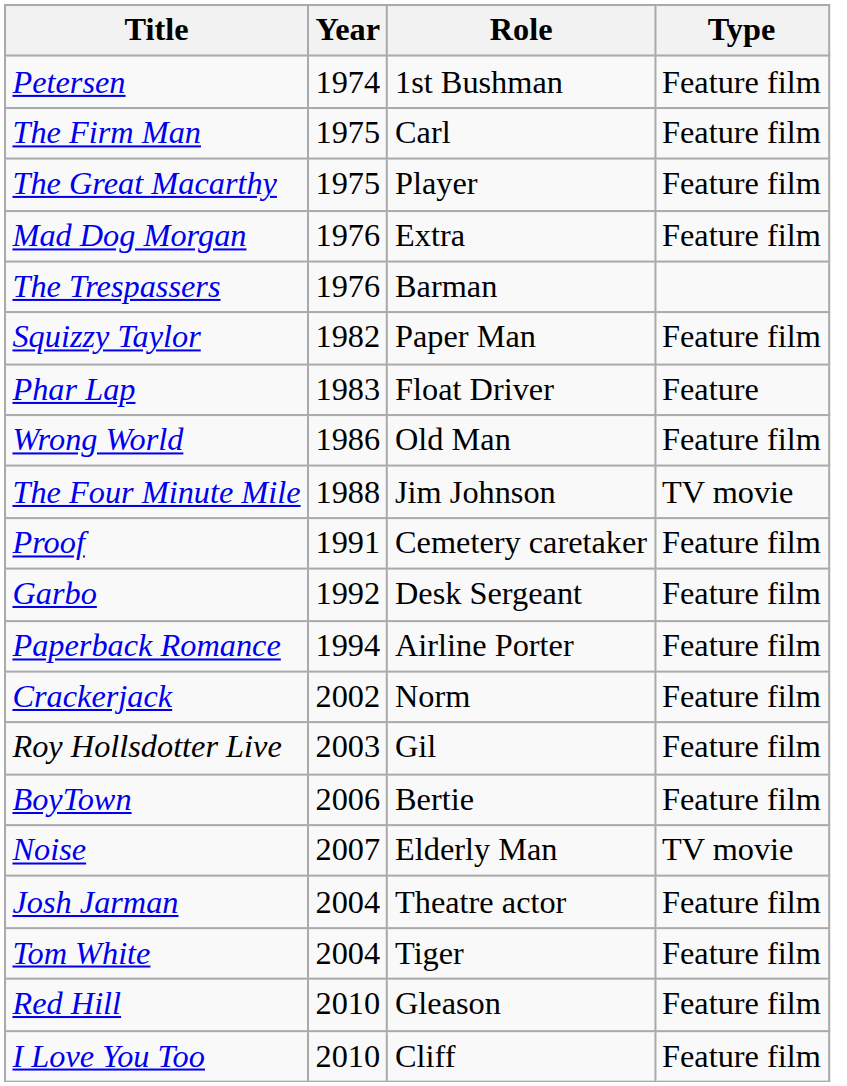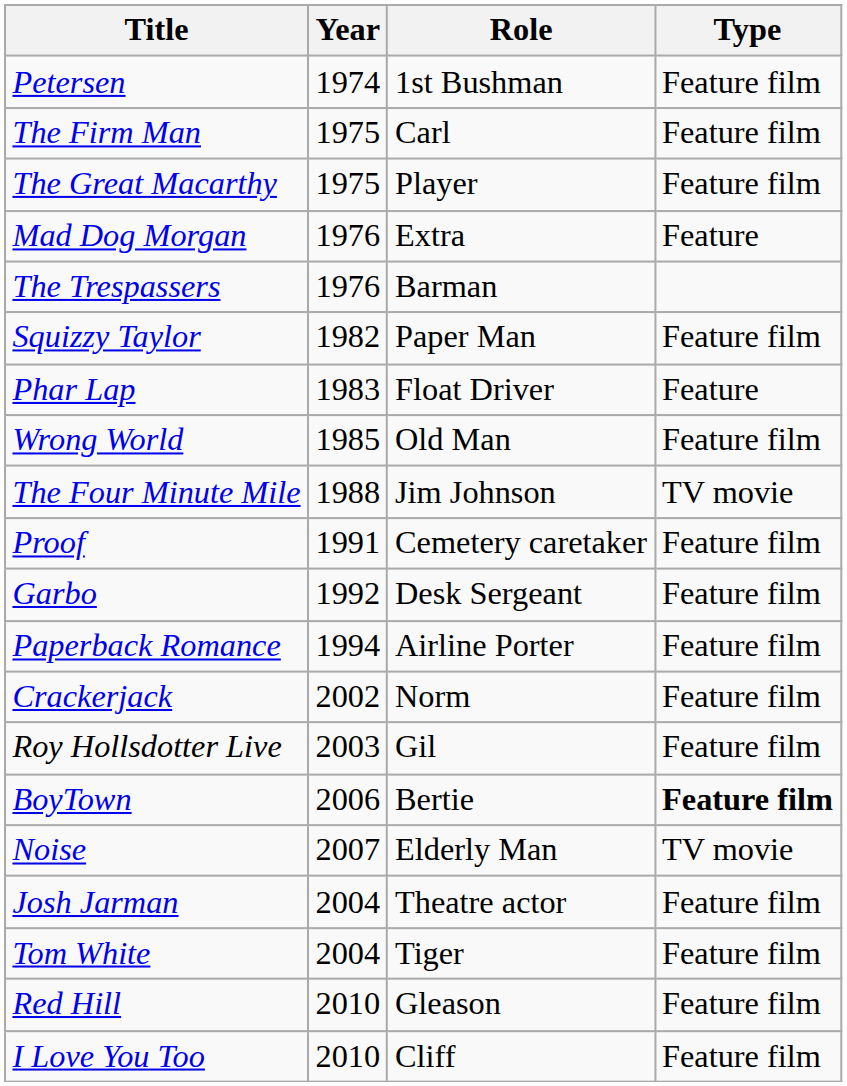(741, 235) Feature film -> (711, 235) Feature
(348, 440) 1986 -> (348, 440) 1985
(741, 798) normal -> (747, 798) bold
